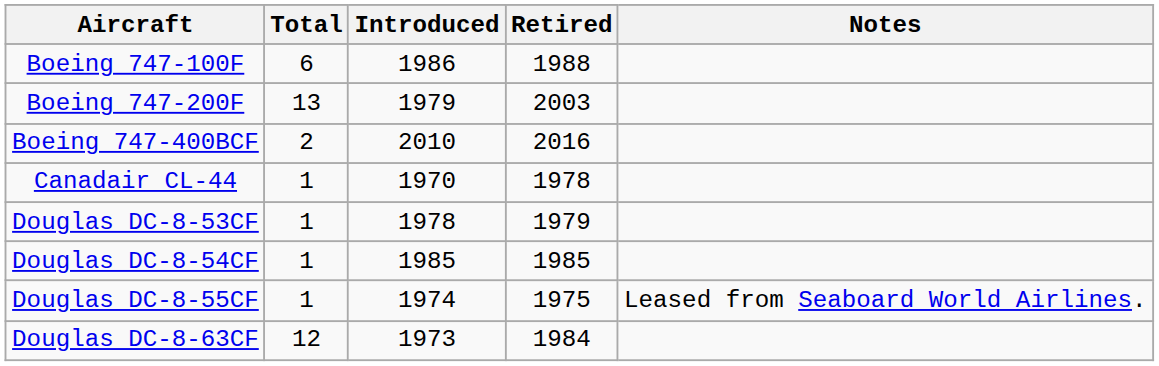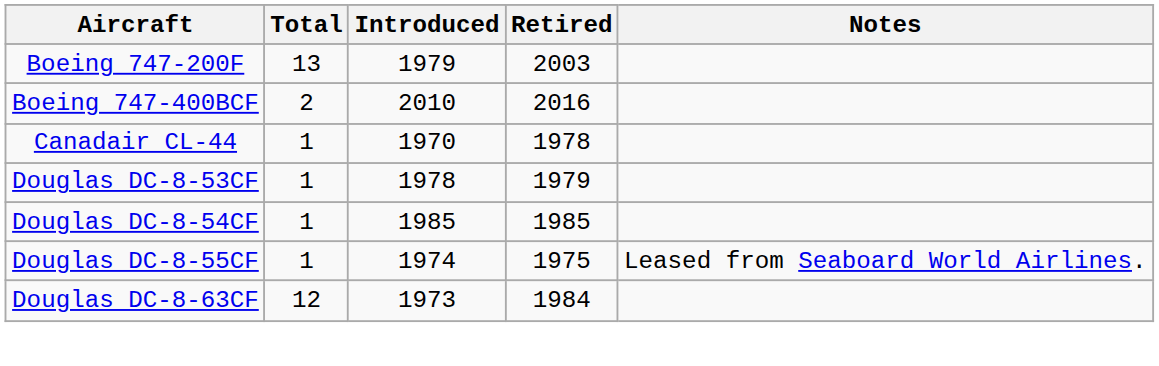- row: (135, 64)
